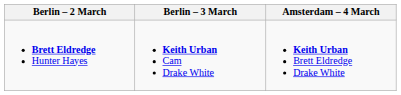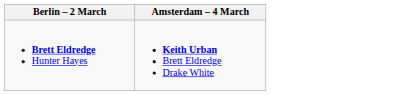- column: (200, 12)
